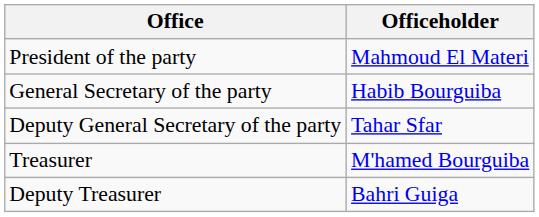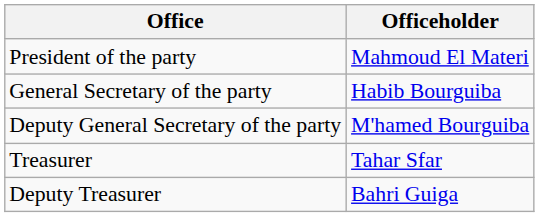(397, 125) Tahar Sfar -> (440, 125) M'hamed Bourguiba
(440, 159) M'hamed Bourguiba -> (397, 159) Tahar Sfar
